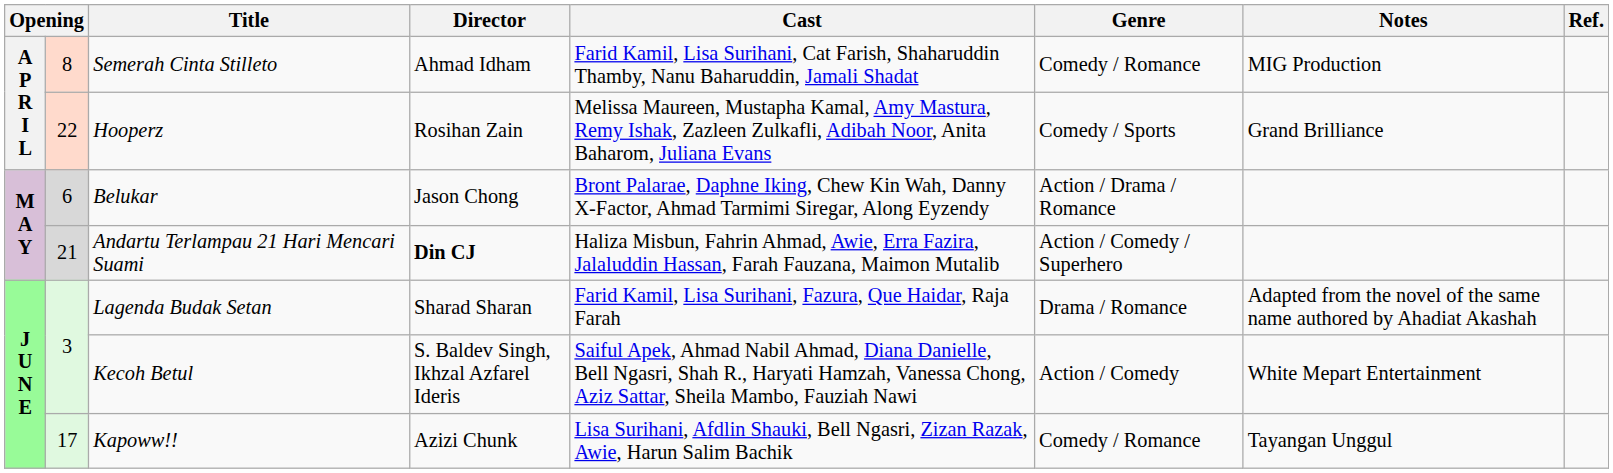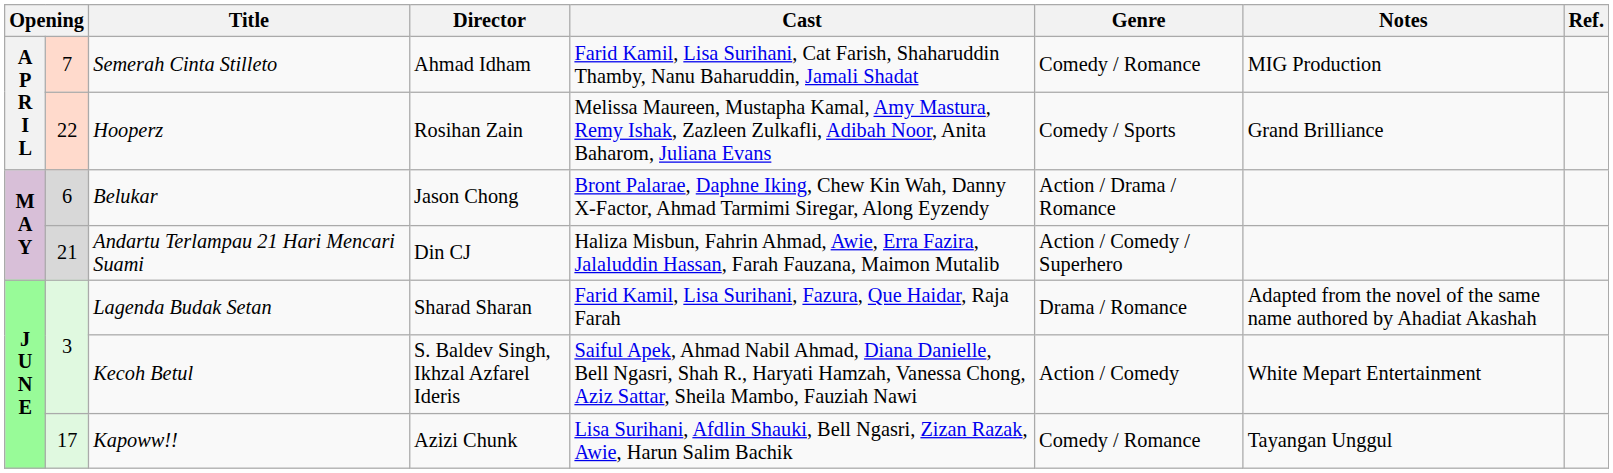(67, 64) 8 -> (67, 64) 7
(445, 252) bold -> (443, 252) normal
